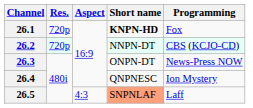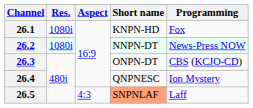(59, 29) 720p -> (61, 29) 1080i
(134, 29) bold -> (136, 29) normal
(59, 45) 720p -> (61, 45) 1080i
(203, 45) CBS (KCJO-CD) -> (207, 45) News-Press NOW
(204, 62) News-Press NOW -> (205, 62) CBS (KCJO-CD)
